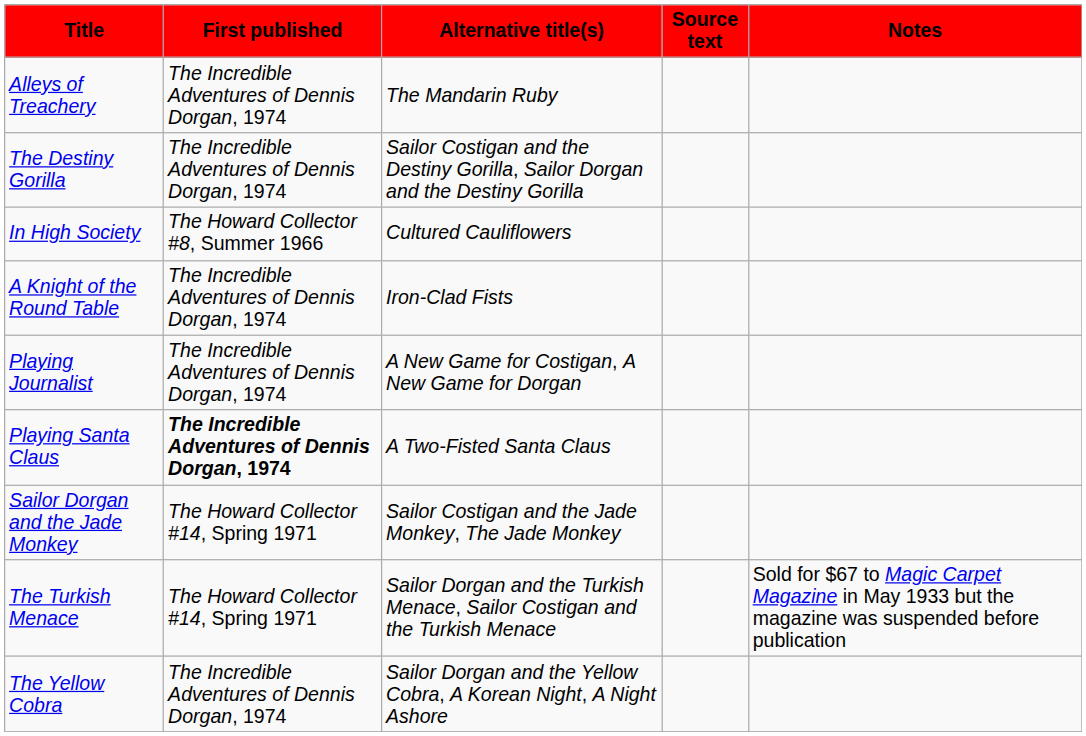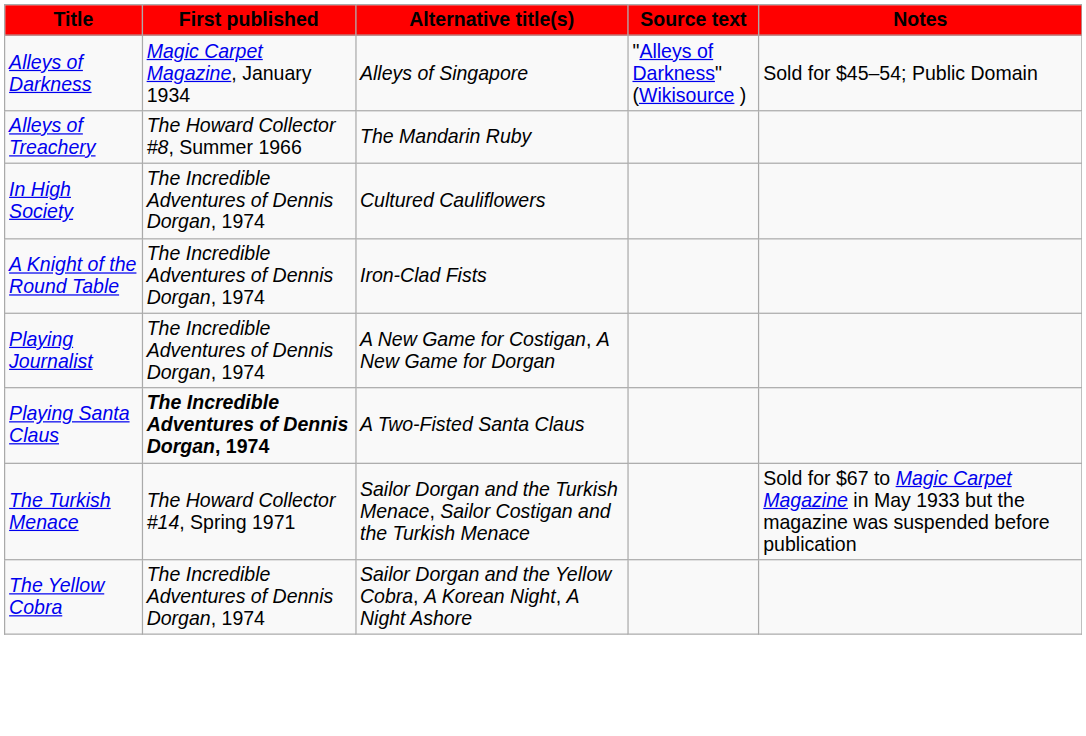+ row: (50, 72)
(261, 94) The Incredible Adventures of Dennis Dorgan, 1974 -> (241, 136) The Howard Collector #8, Summer 1966
- row: (61, 169)
(262, 233) The Howard Collector #8, Summer 1966 -> (240, 200) The Incredible Adventures of Dennis Dorgan, 1974
- row: (69, 522)
